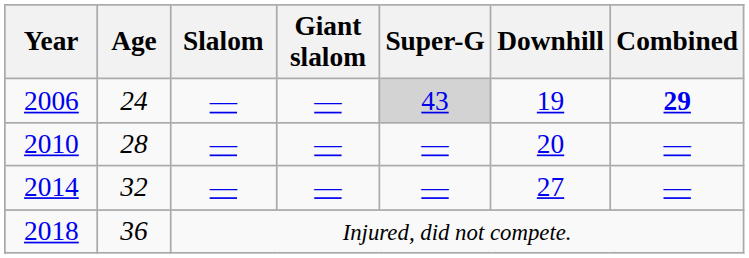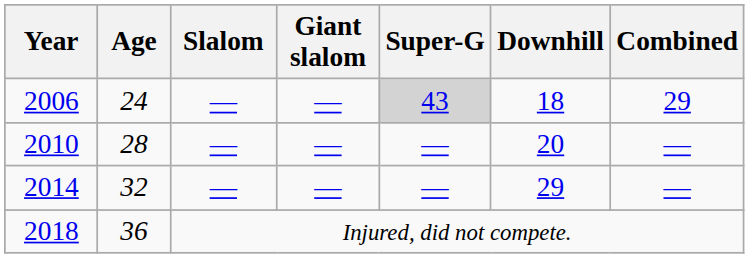(551, 100) 19 -> (551, 100) 18
(677, 100) bold -> (677, 100) normal
(551, 187) 27 -> (551, 187) 29
